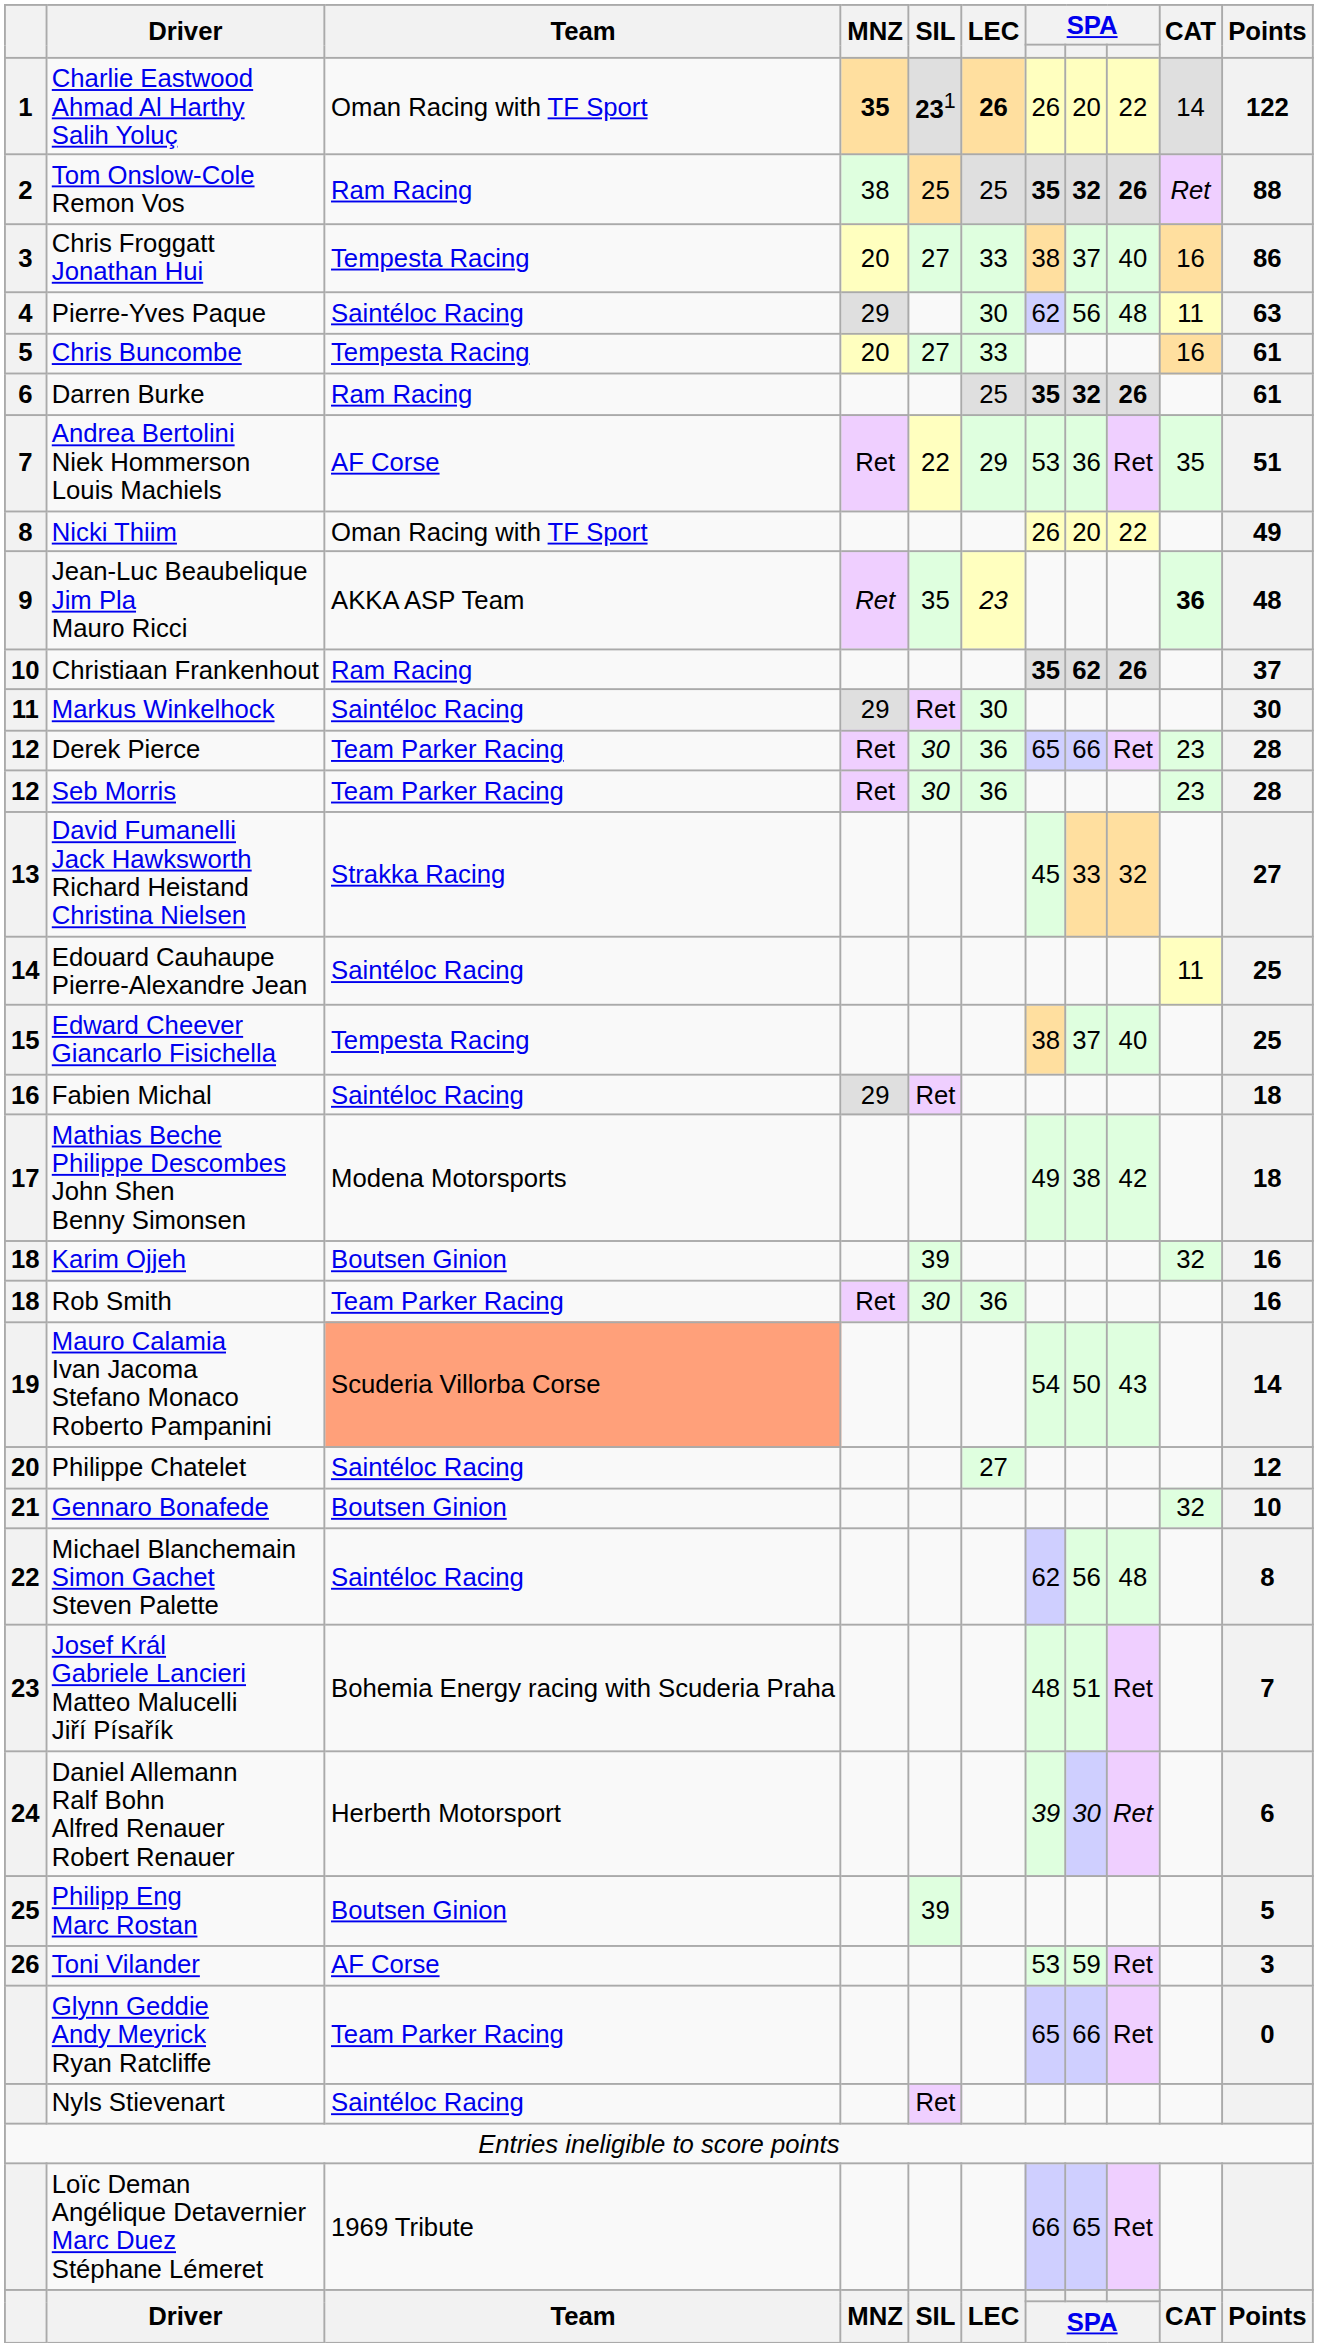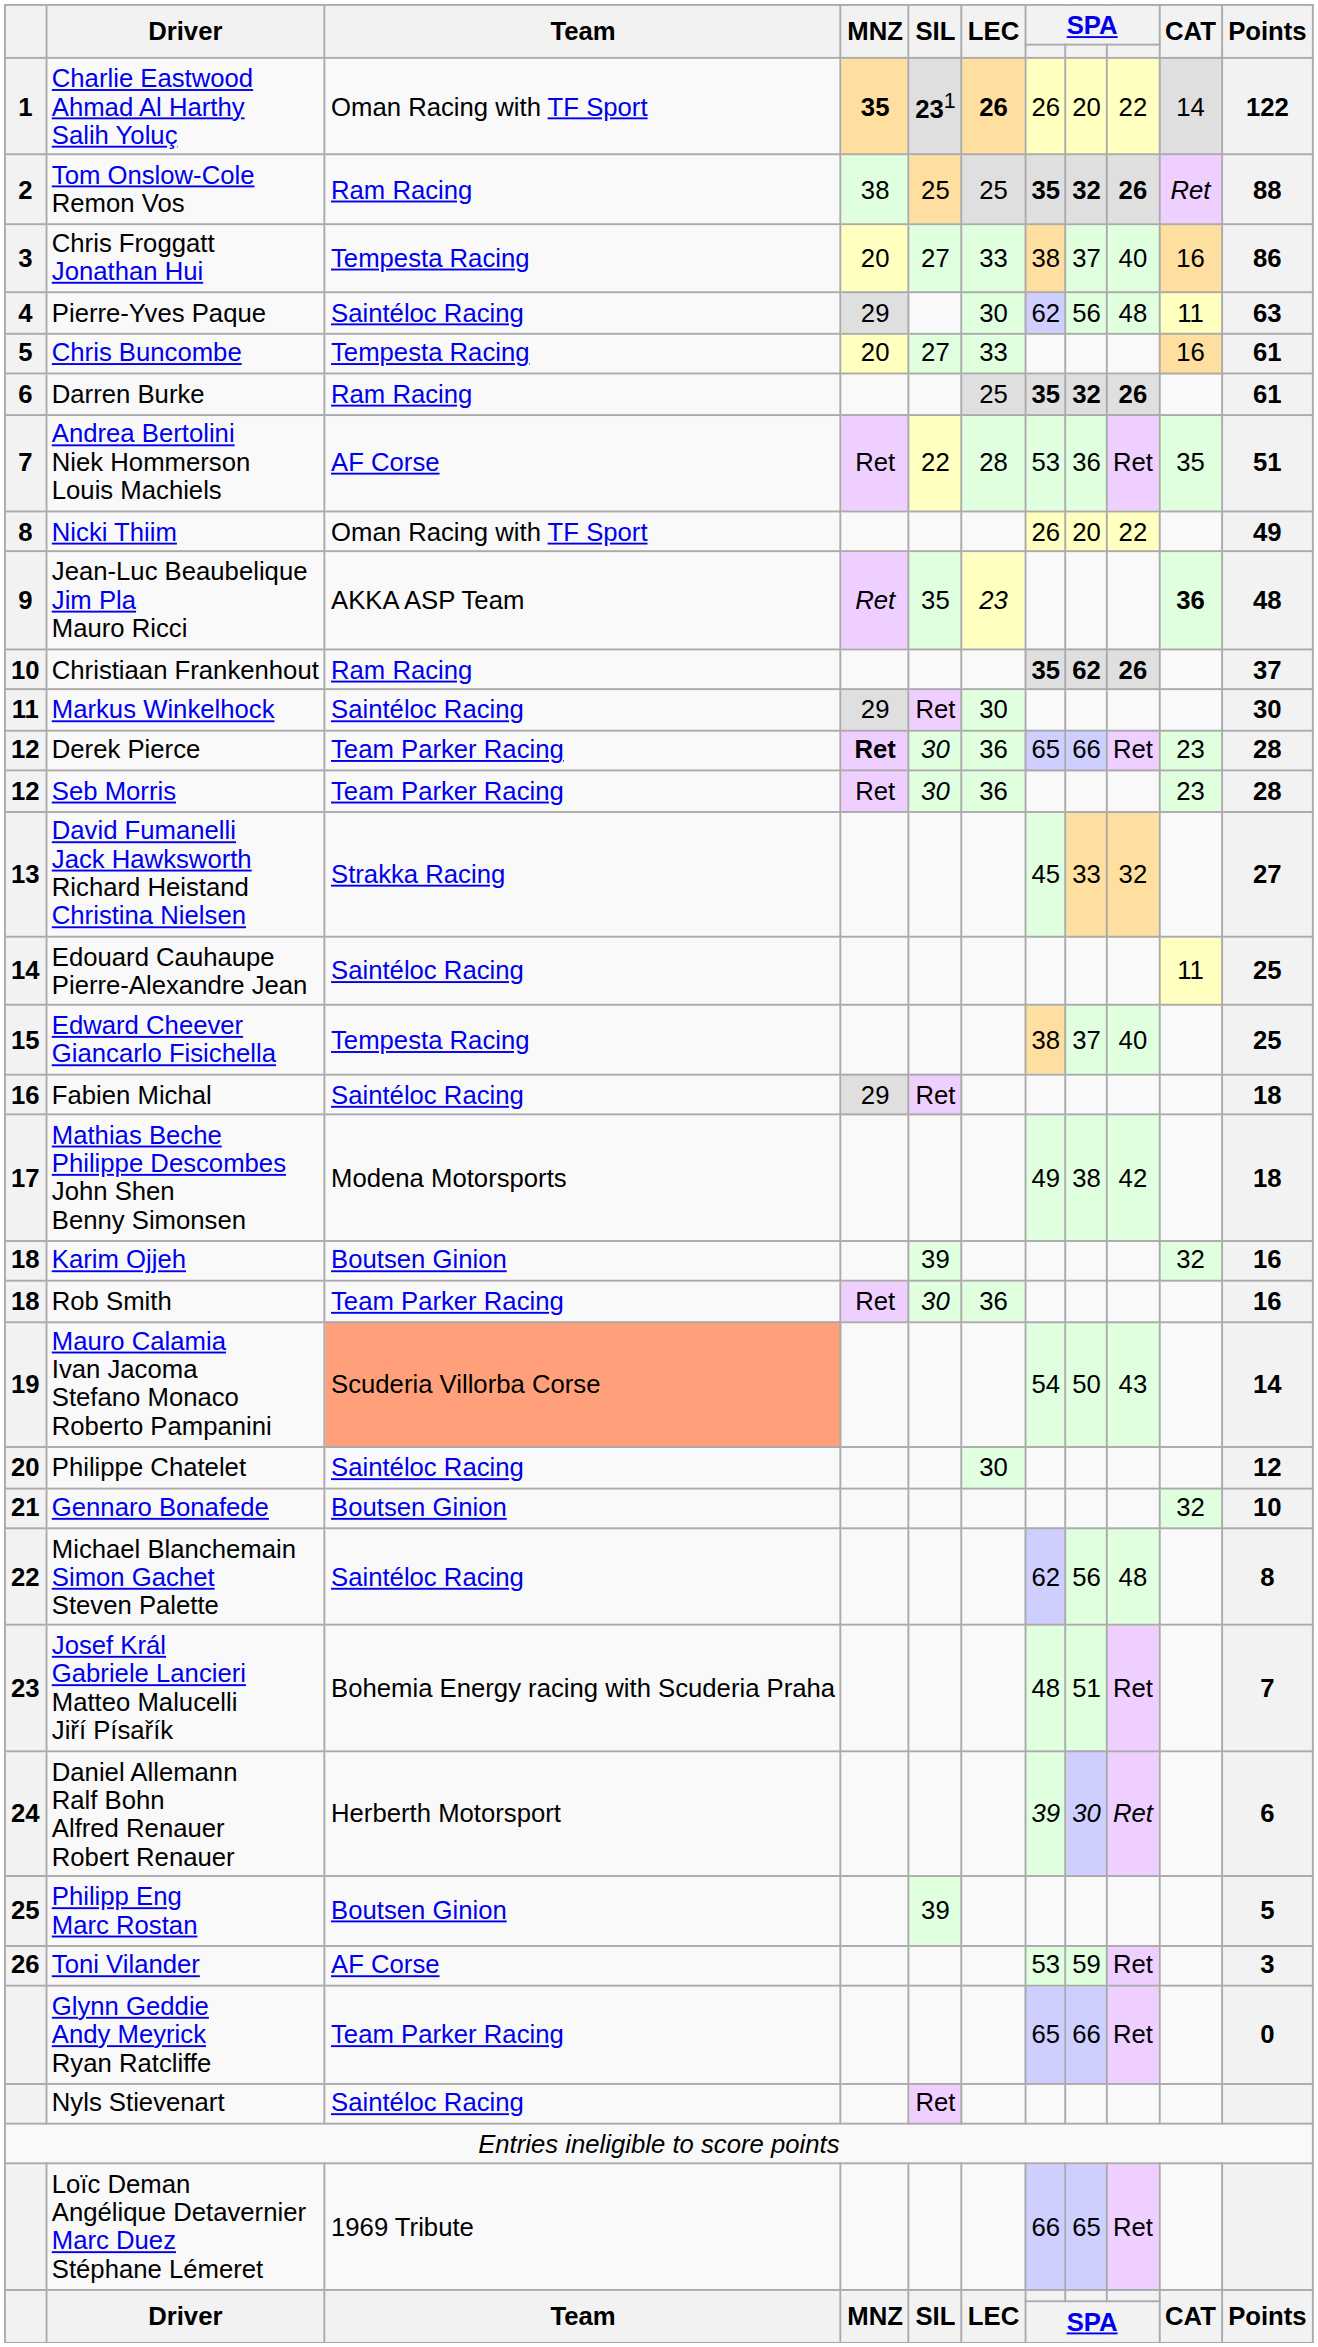(994, 462) 29 -> (994, 462) 28
(875, 750) normal -> (875, 750) bold
(994, 1467) 27 -> (994, 1467) 30
